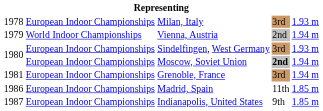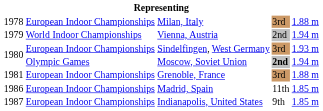(305, 21) 1.93 m -> (305, 21) 1.88 m
(90, 62) European Indoor Championships -> (58, 62) Olympic Games
(305, 75) 1.94 m -> (305, 75) 1.88 m
